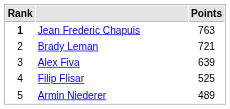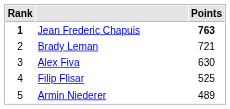(206, 30) normal -> (206, 30) bold
(206, 63) 639 -> (206, 63) 630
